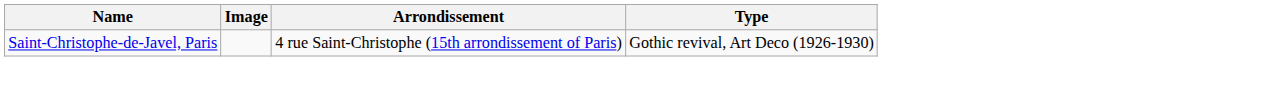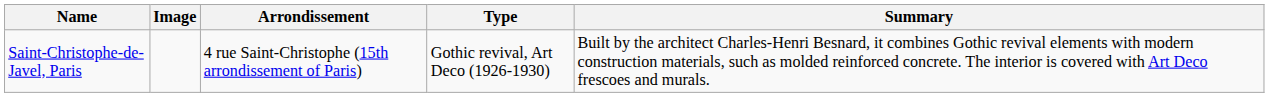+ column: (919, 17)
